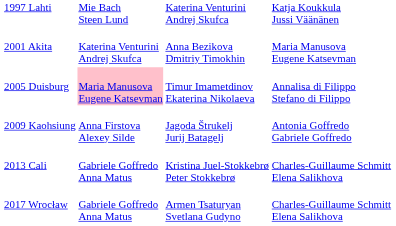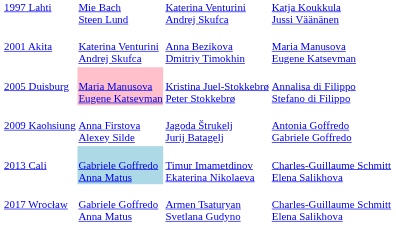(210, 92) Timur Imametdinov Ekaterina Nikolaeva -> (217, 92) Kristina Juel-Stokkebrø Peter Stokkebrø
(118, 171) no background -> (118, 171) lightblue background
(217, 171) Kristina Juel-Stokkebrø Peter Stokkebrø -> (210, 171) Timur Imametdinov Ekaterina Nikolaeva
